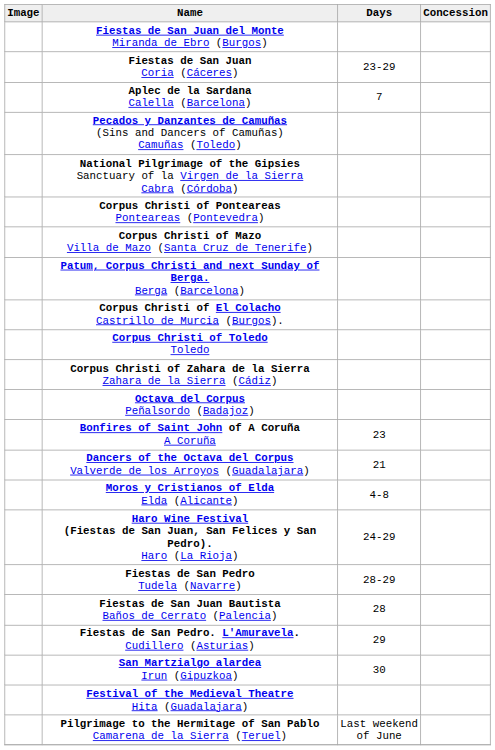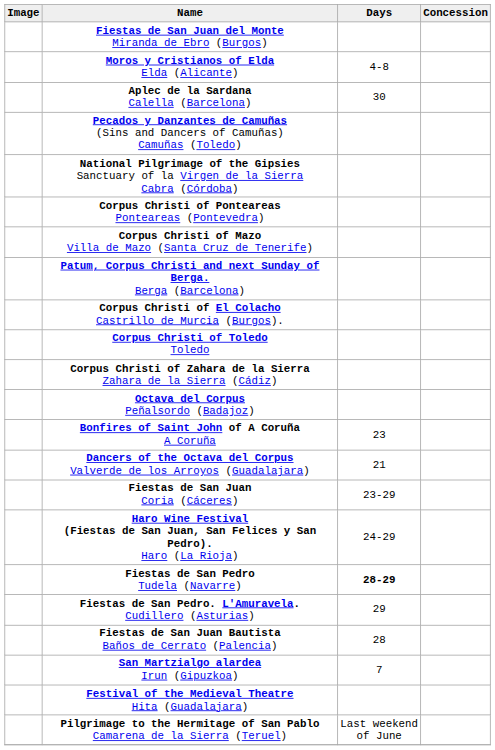rows swapped: (190, 495) <-> (190, 67)
(379, 97) 7 -> (379, 97) 30
(379, 580) normal -> (379, 580) bold
rows swapped: (190, 610) <-> (190, 640)
(379, 670) 30 -> (379, 670) 7
